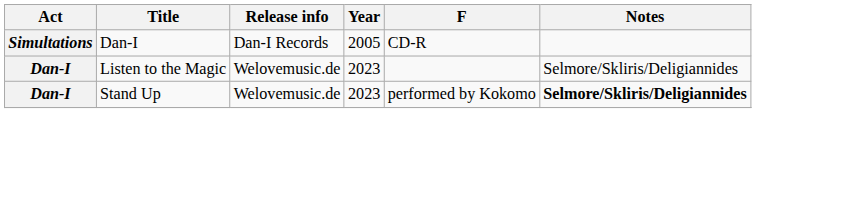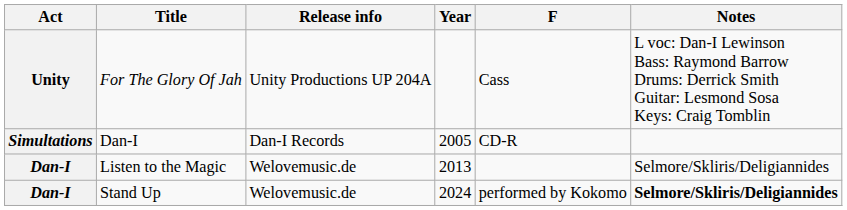+ row: (171, 79)
(364, 68) 2023 -> (455, 166) 2013
(364, 94) 2023 -> (455, 192) 2024
